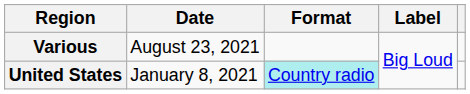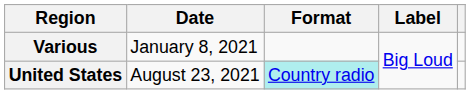(195, 46) August 23, 2021 -> (194, 46) January 8, 2021
(194, 74) January 8, 2021 -> (195, 74) August 23, 2021
